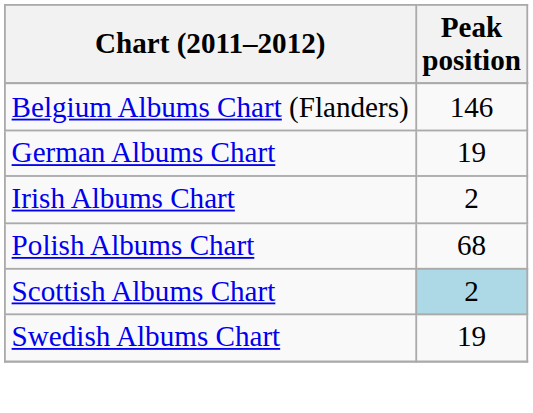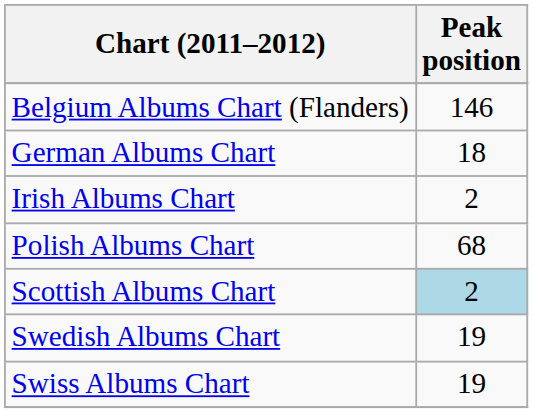(472, 152) 19 -> (472, 152) 18
+ row: (131, 383)
